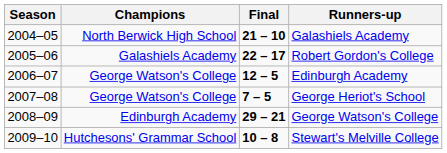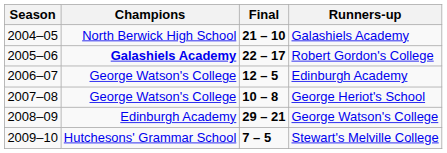(178, 55) normal -> (173, 55) bold
(257, 96) 7 – 5 -> (260, 96) 10 – 8
(260, 138) 10 – 8 -> (257, 138) 7 – 5
